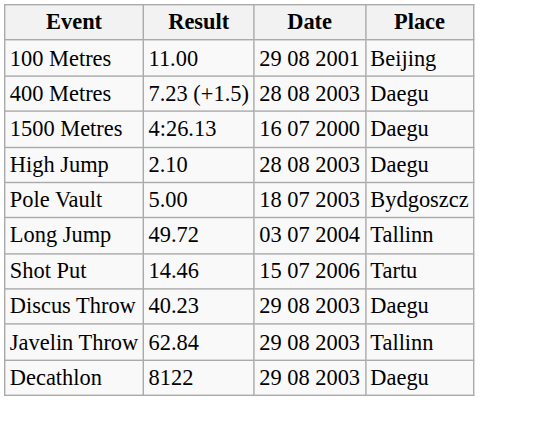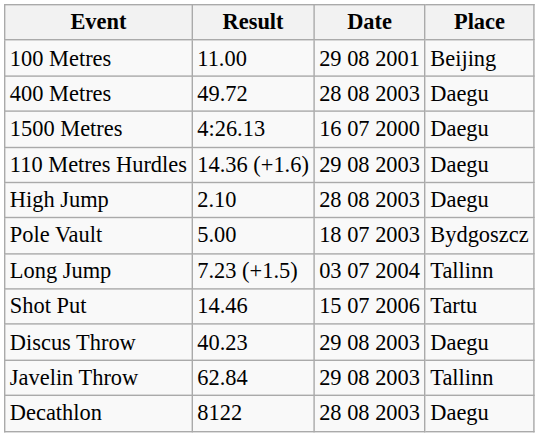(199, 93) 7.23 (+1.5) -> (222, 93) 49.72
+ row: (98, 164)
(174, 235) 49.72 -> (247, 270) 7.23 (+1.5)
(310, 377) 29 08 2003 -> (370, 413) 28 08 2003
